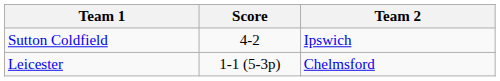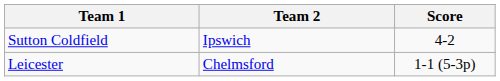columns swapped: (398, 16) <-> (250, 16)
